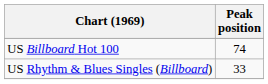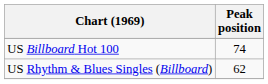(240, 68) 33 -> (240, 68) 62
